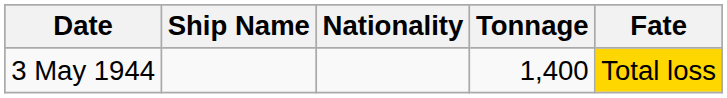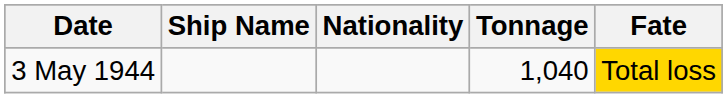(554, 69) 1,400 -> (554, 69) 1,040
